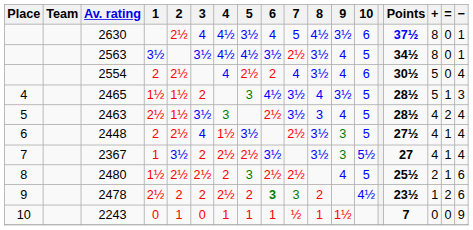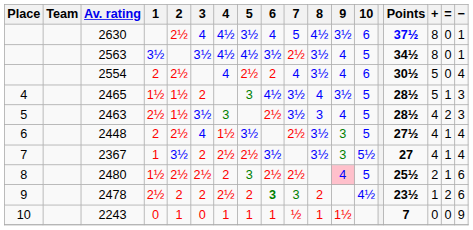(461, 114) 4 -> (461, 114) 3
(343, 174) no background -> (343, 174) pink background
